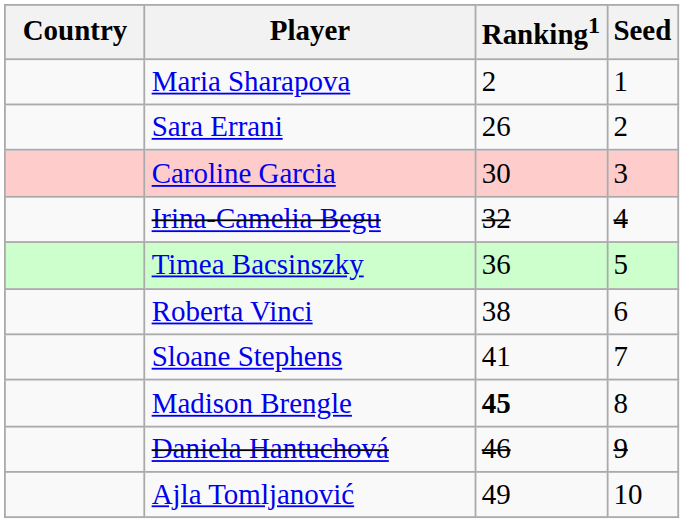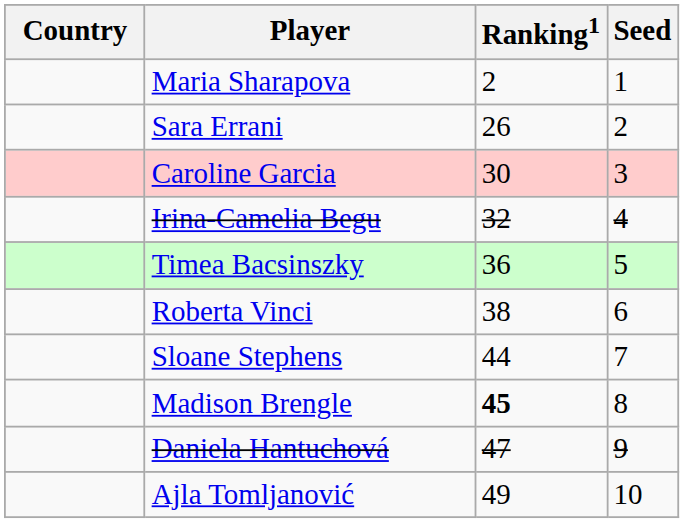(496, 356) 41 -> (496, 356) 44
(496, 448) 46 -> (496, 448) 47
